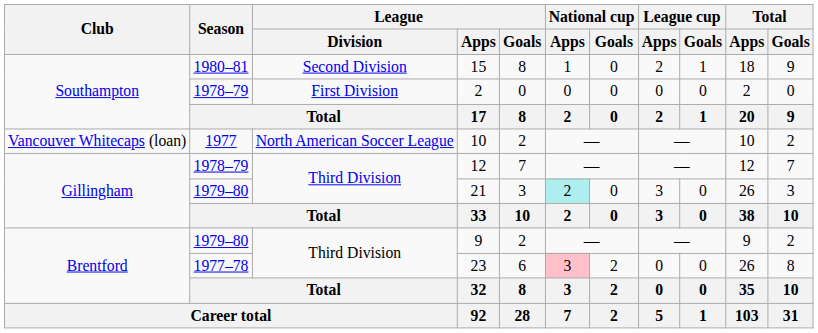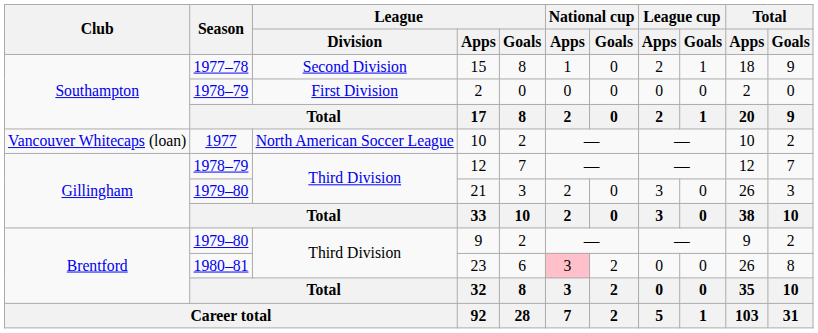(221, 66) 1980–81 -> (221, 66) 1977–78
(567, 191) paleturquoise background -> (567, 191) no background
(221, 265) 1977–78 -> (221, 265) 1980–81
